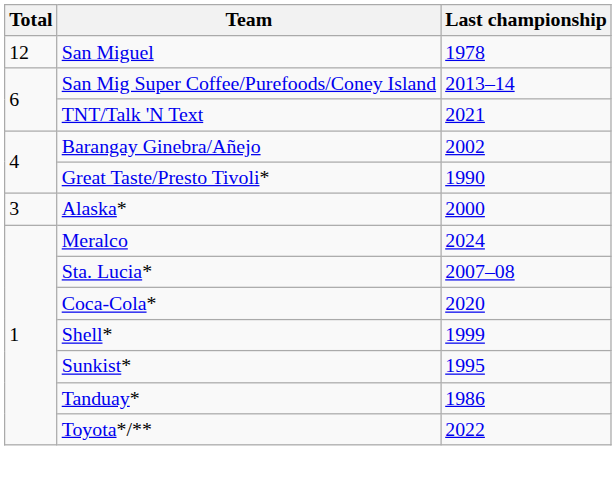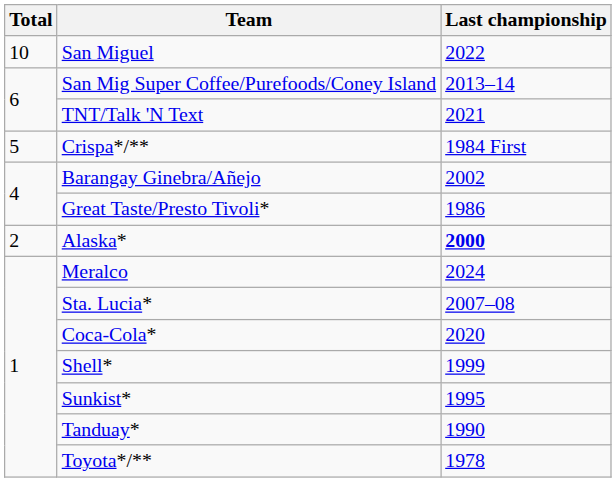(19, 51) 12 -> (19, 51) 10
(465, 51) 1978 -> (465, 51) 2022
+ row: (105, 146)
(465, 177) 1990 -> (465, 209) 1986
(14, 209) 3 -> (14, 240) 2
(465, 209) normal -> (465, 240) bold
(465, 397) 1986 -> (465, 429) 1990
(465, 429) 2022 -> (465, 460) 1978
